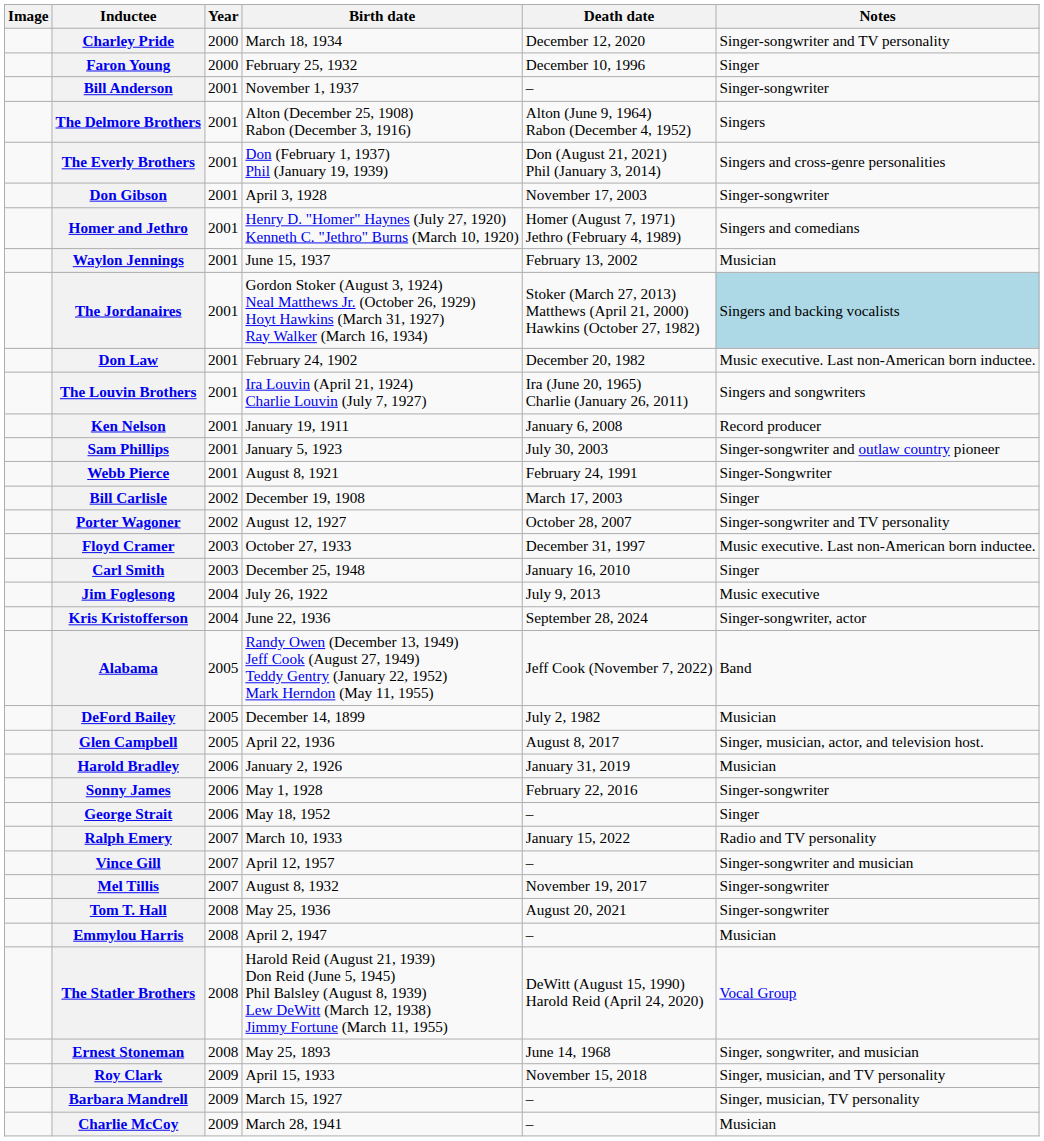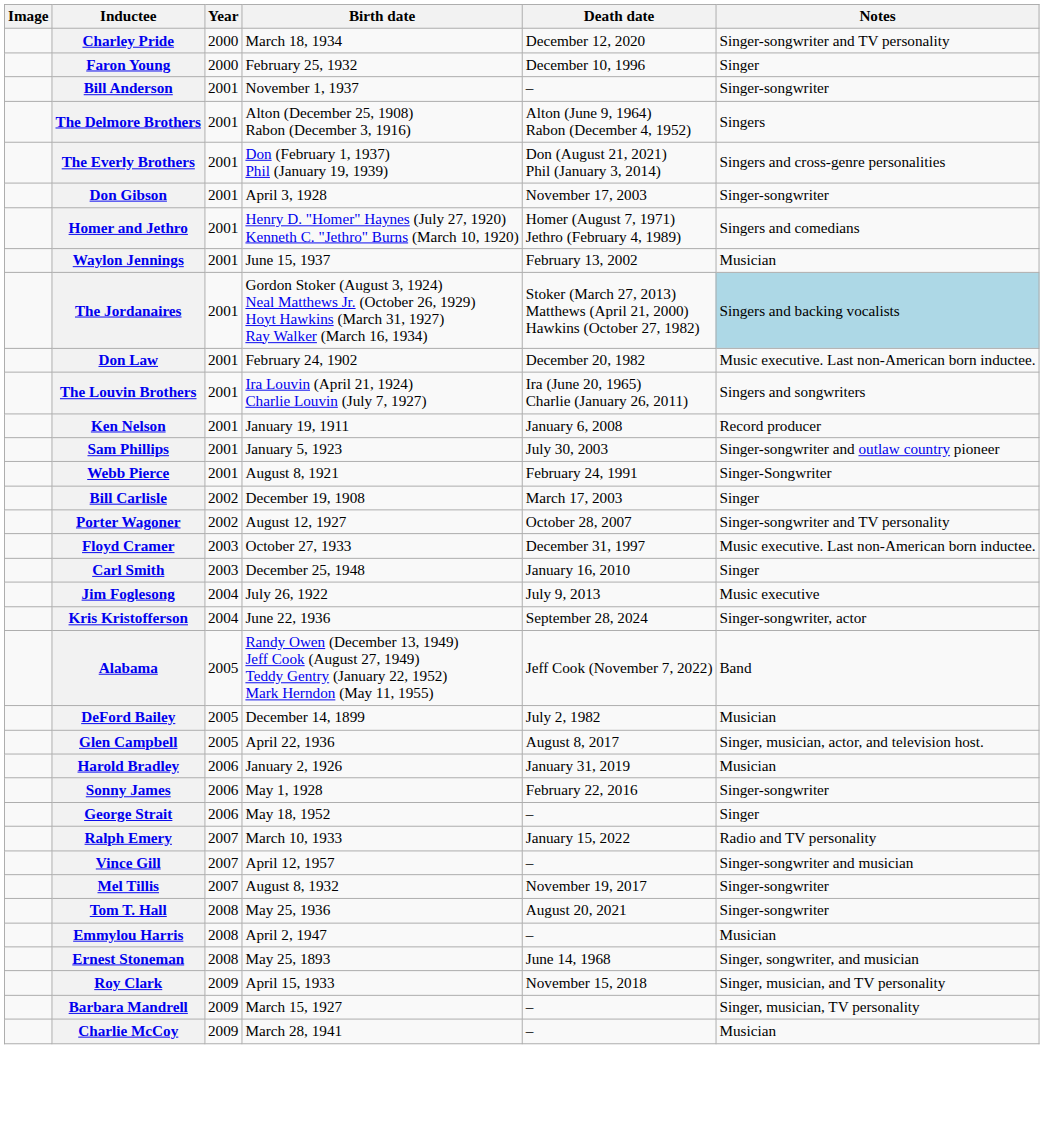- row: (128, 993)
